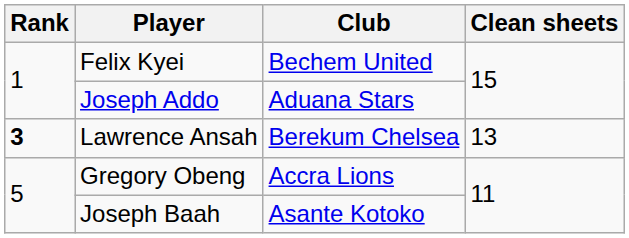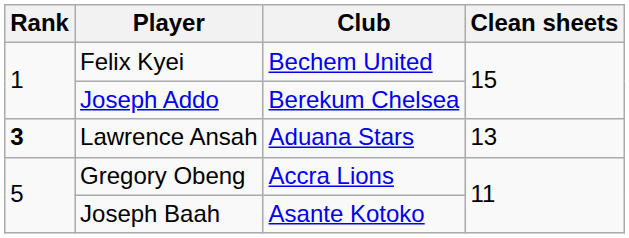(341, 99) Aduana Stars -> (364, 99) Berekum Chelsea
(364, 137) Berekum Chelsea -> (341, 137) Aduana Stars
